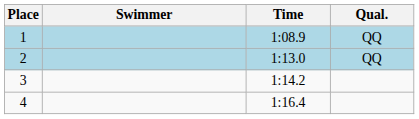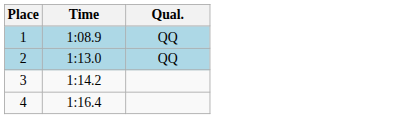- column: (144, 15)
